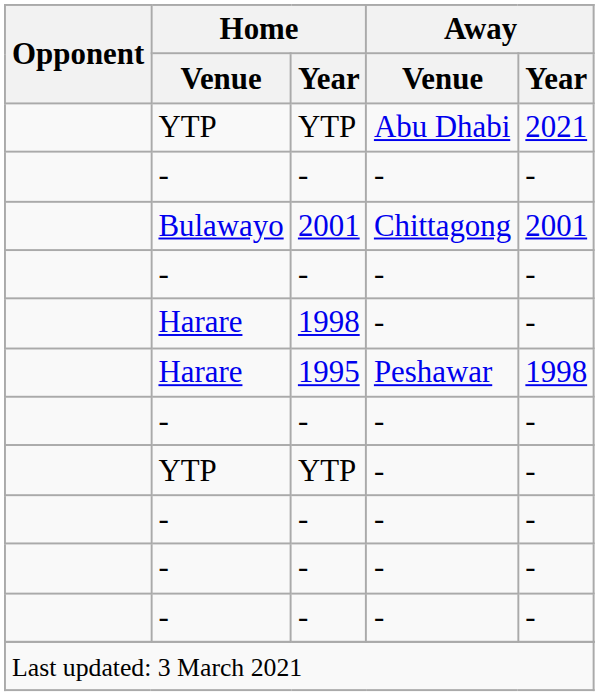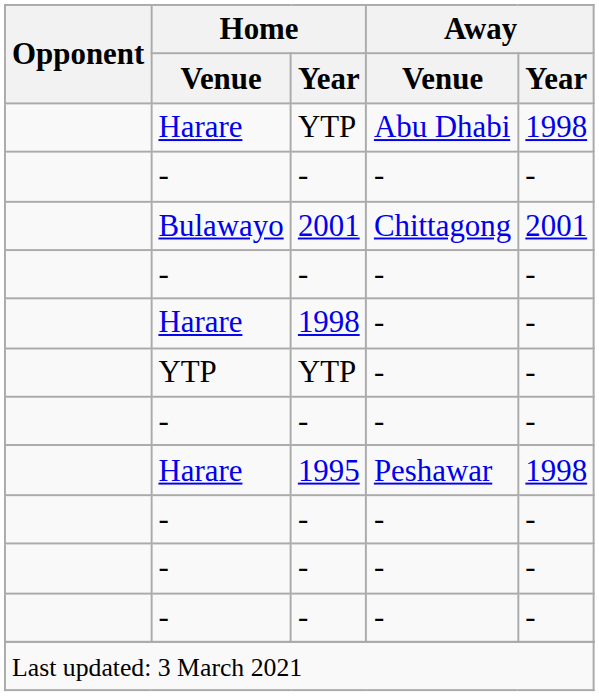(188, 126) YTP -> (200, 126) Harare
(556, 126) 2021 -> (556, 126) 1998
rows swapped: (327, 469) <-> (329, 371)
